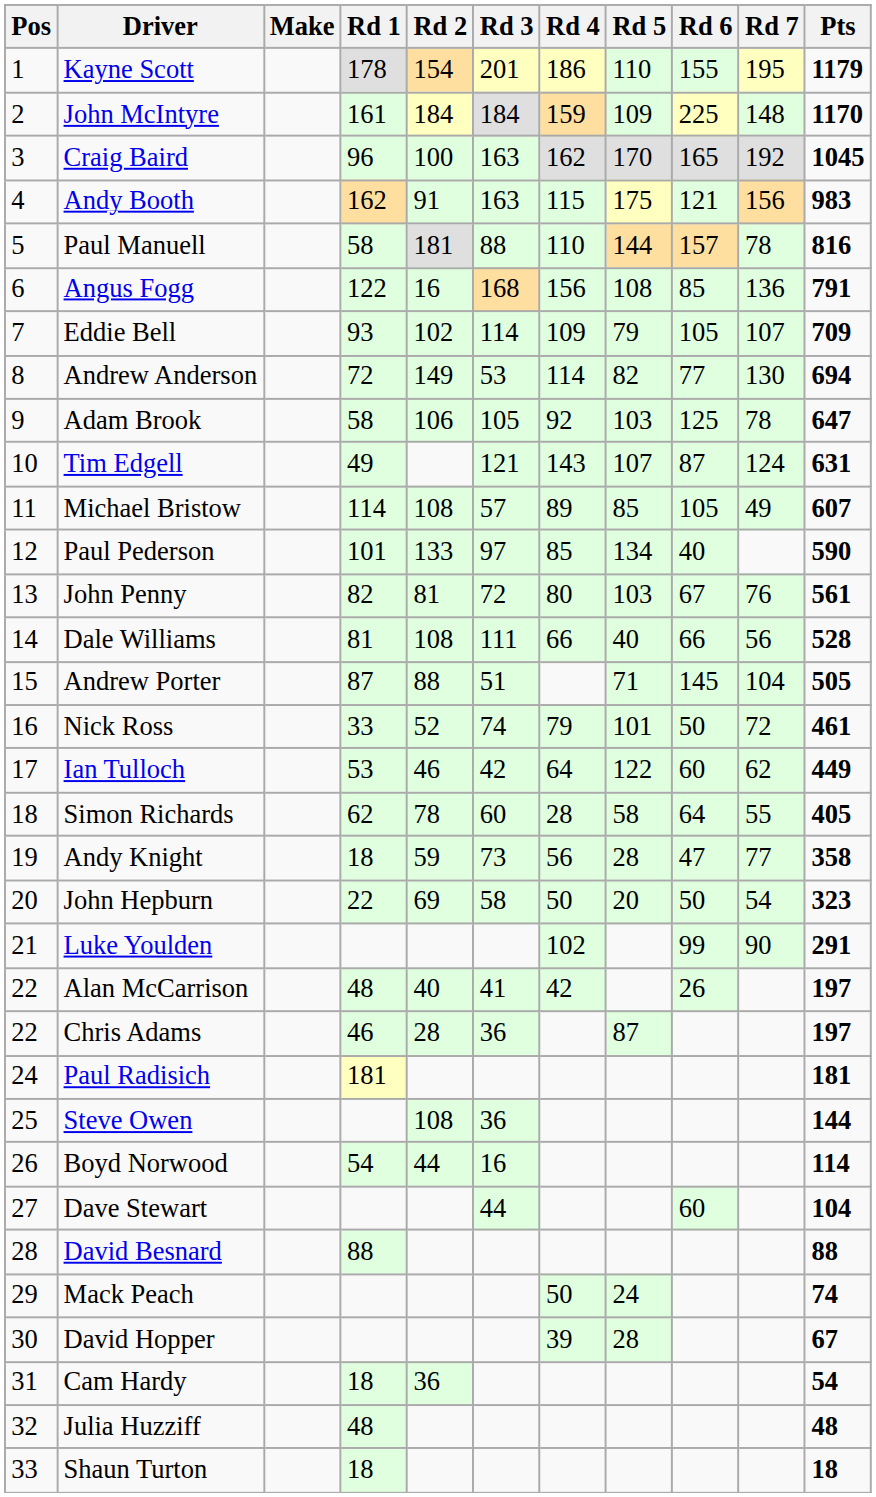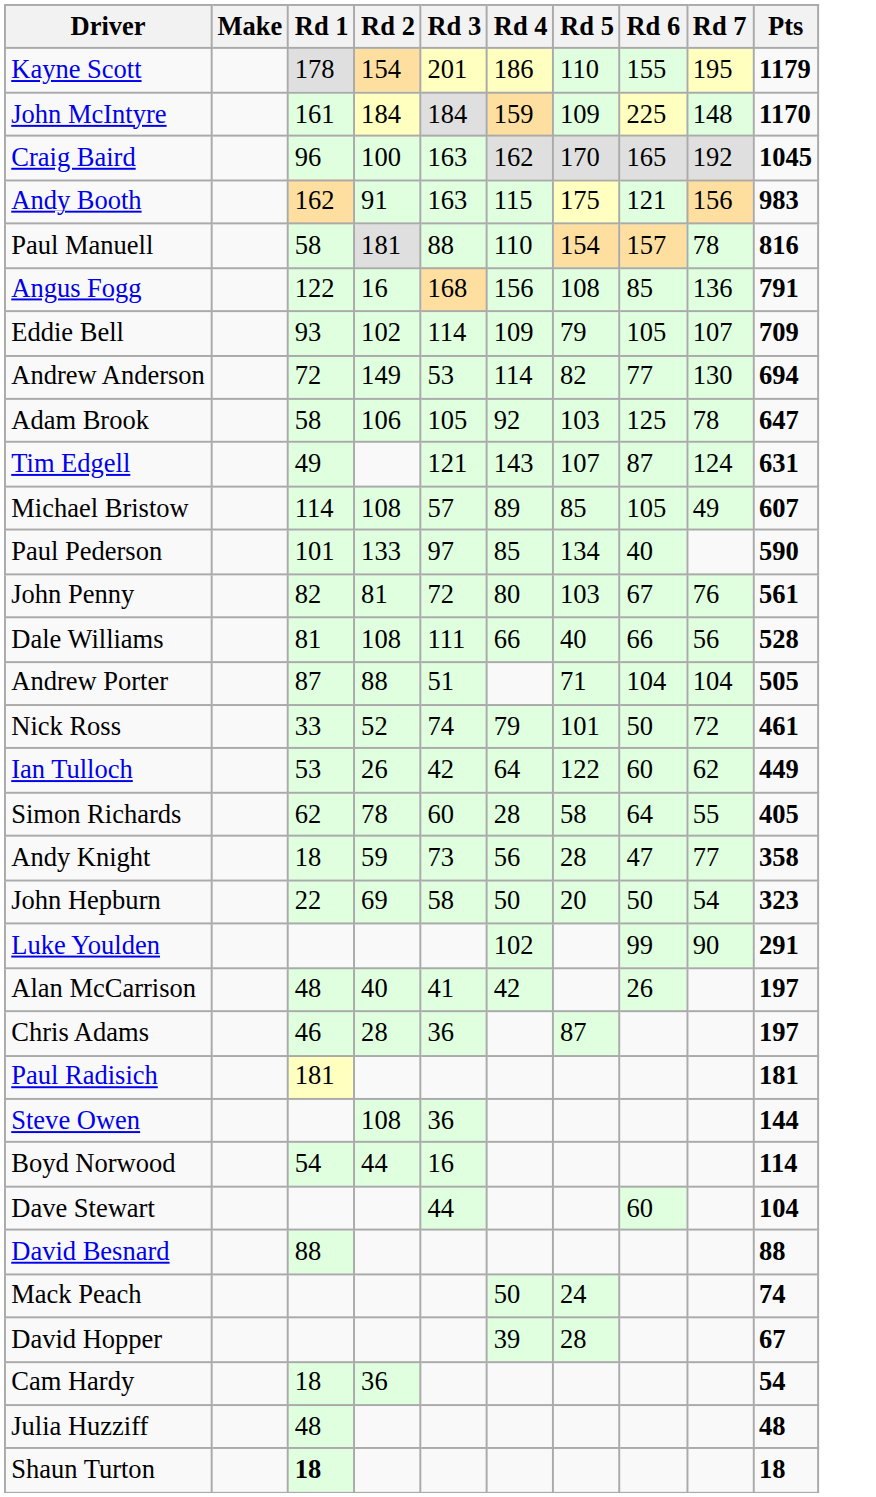- column: (31, 25)
(632, 244) 144 -> (580, 244) 154
(699, 682) 145 -> (646, 682) 104
(427, 769) 46 -> (374, 769) 26
(360, 1469) normal -> (308, 1469) bold
